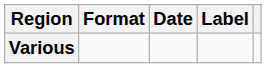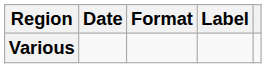columns swapped: (173, 18) <-> (114, 18)
